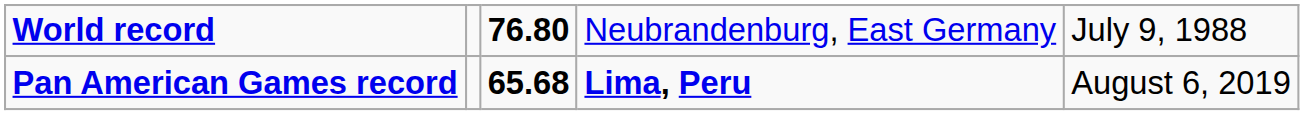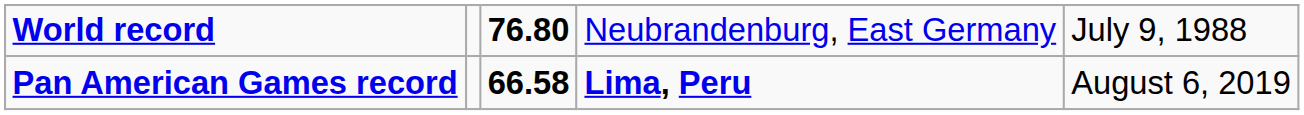(529, 82) 65.68 -> (529, 82) 66.58
